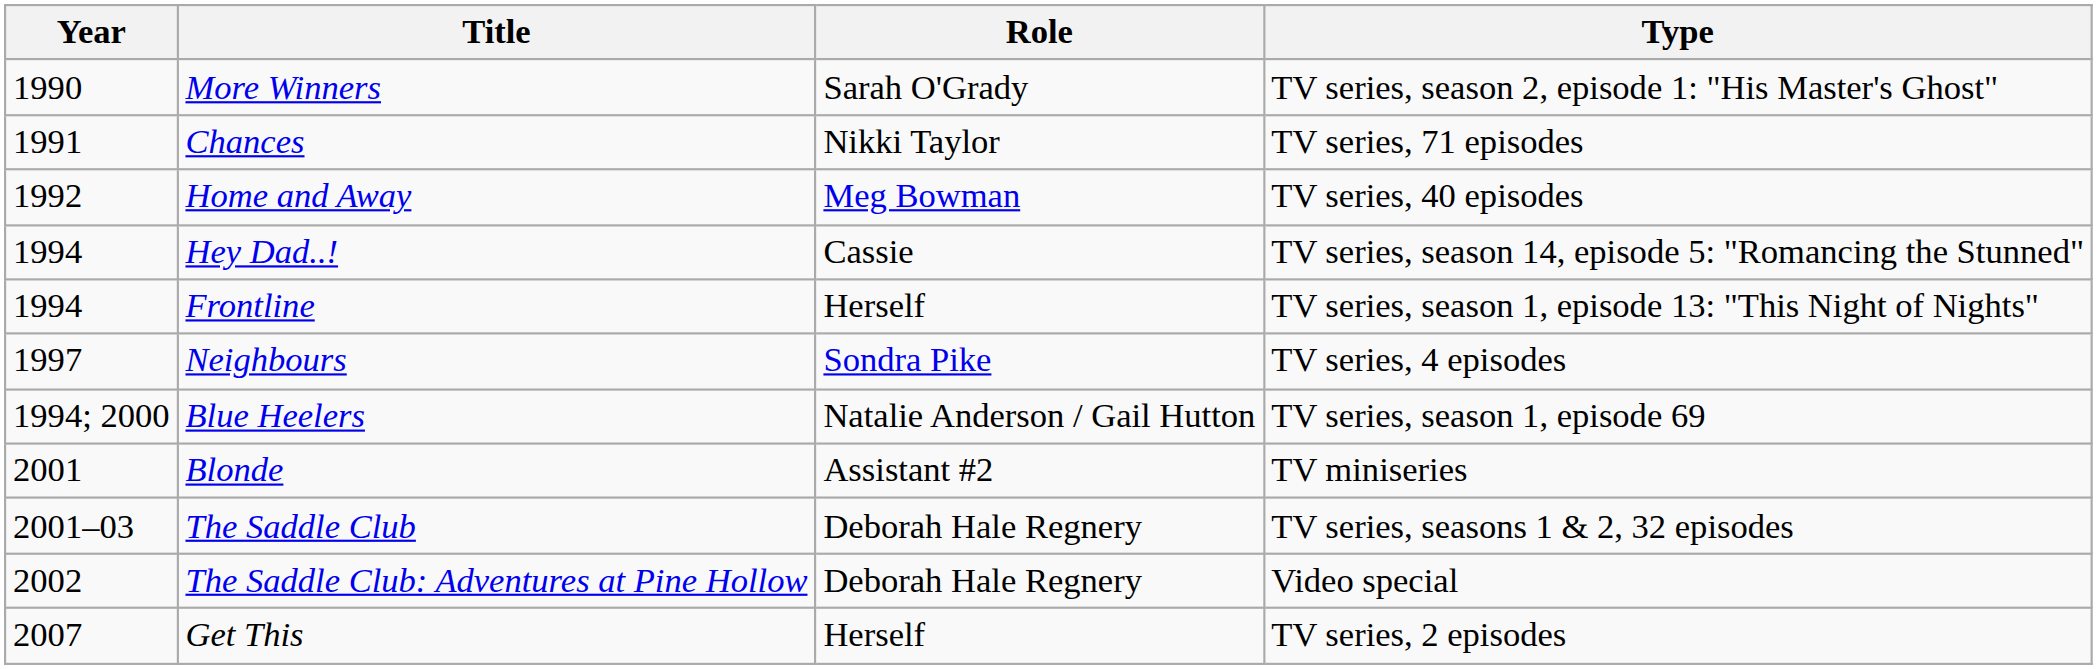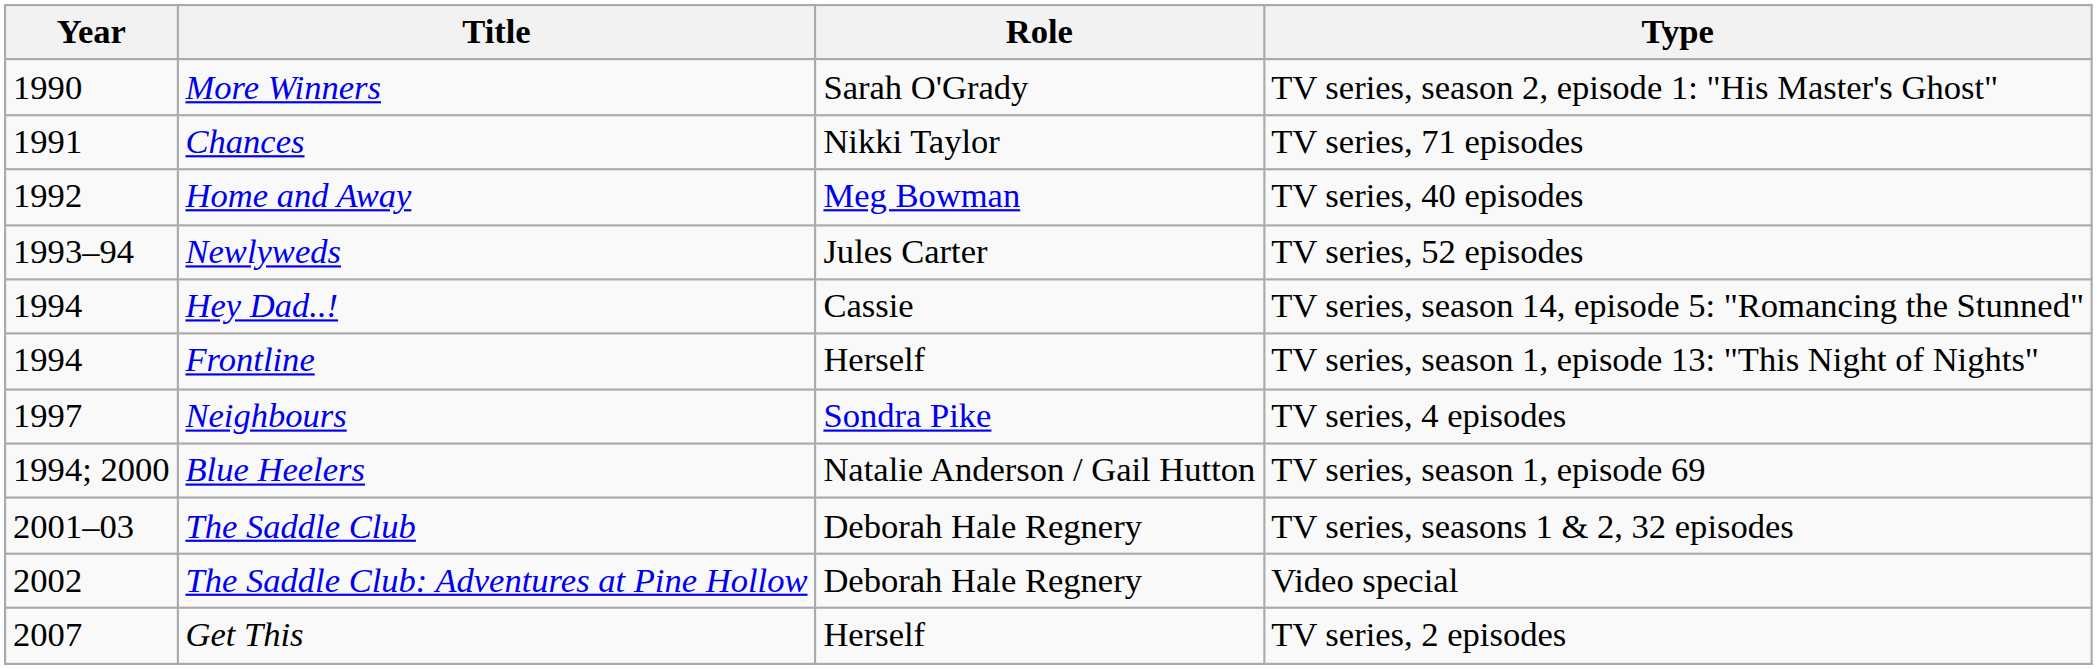+ row: (263, 251)
- row: (234, 470)
